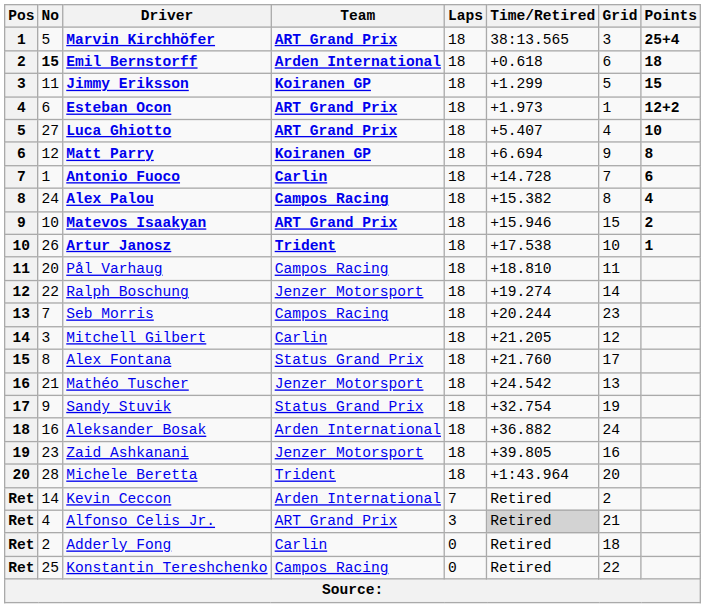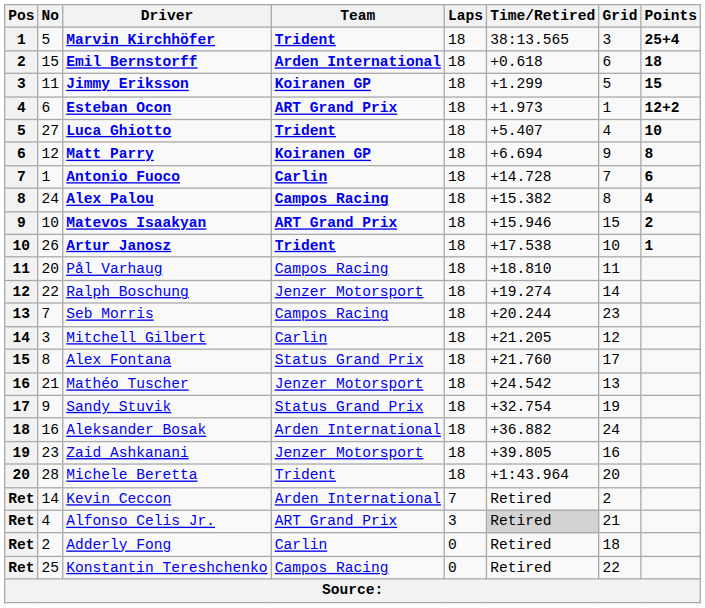(336, 39) ART Grand Prix -> (305, 39) Trident
(50, 62) bold -> (50, 62) normal
(336, 131) ART Grand Prix -> (305, 131) Trident
